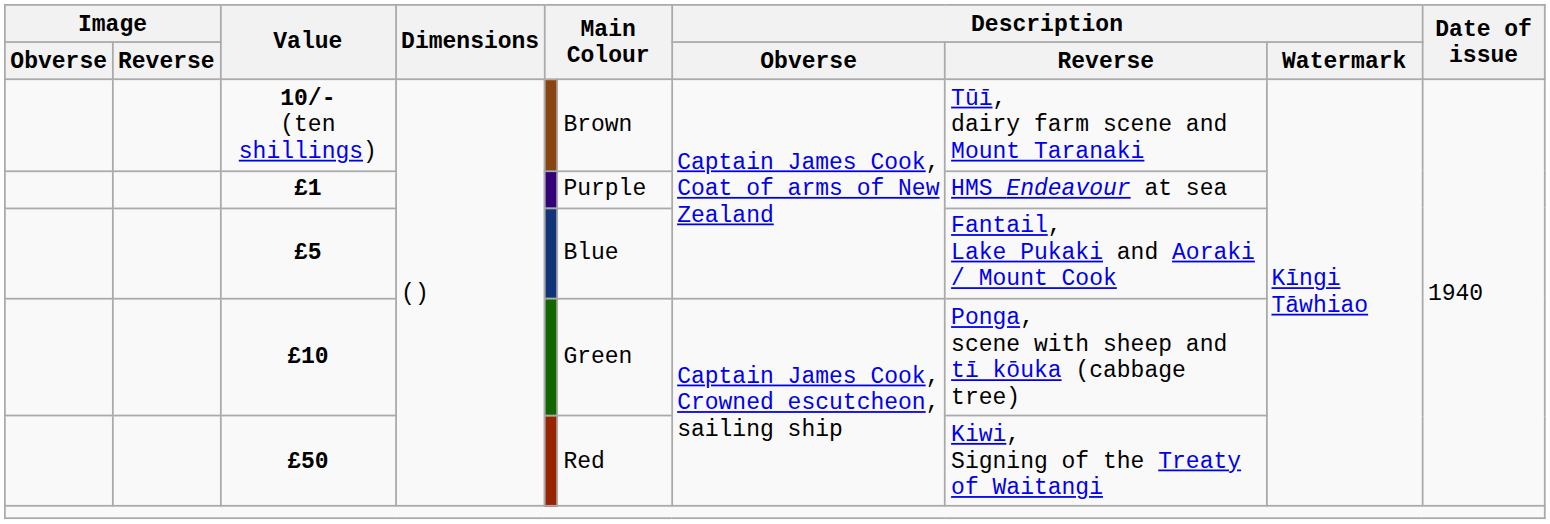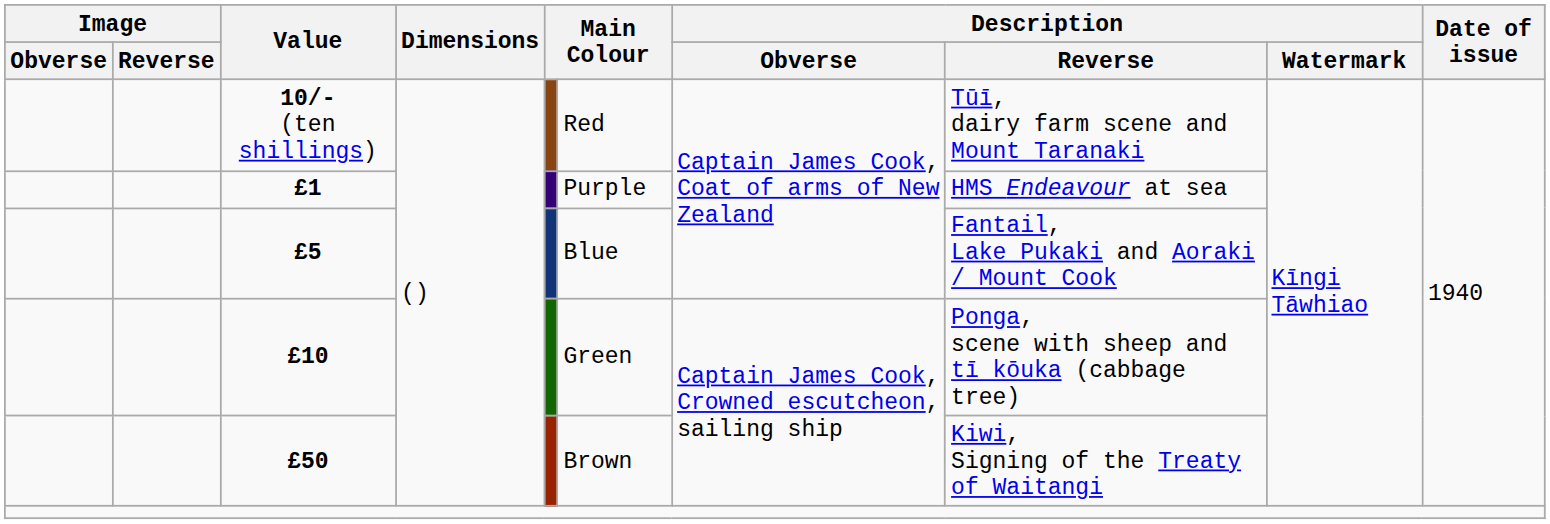(598, 125) Brown -> (584, 125) Red
(584, 461) Red -> (598, 461) Brown
